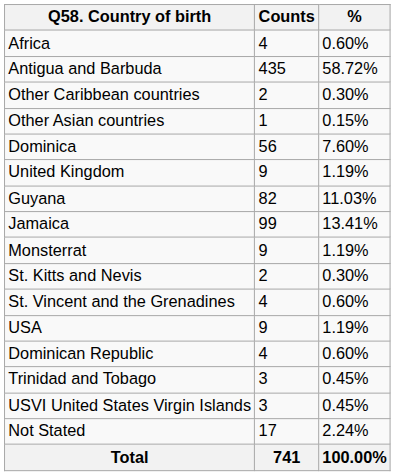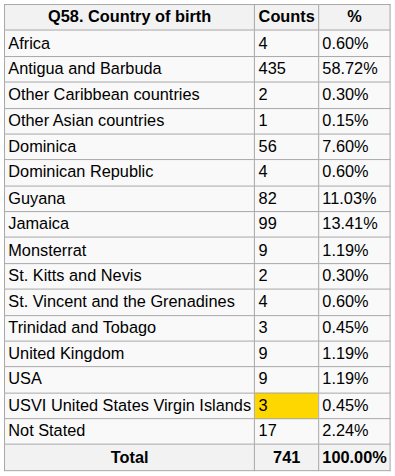rows swapped: (81, 353) <-> (66, 172)
rows swapped: (82, 379) <-> (25, 328)
(263, 405) no background -> (263, 405) gold background
